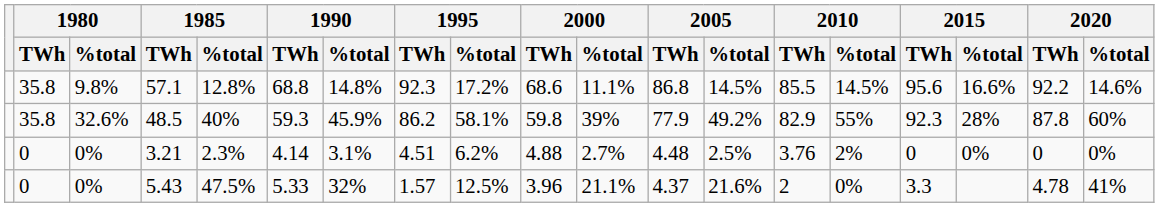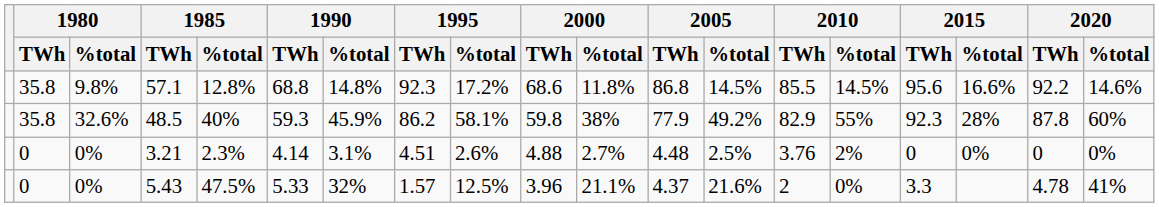(608, 86) 11.1% -> (608, 86) 11.8%
(601, 119) 39% -> (601, 119) 38%
(477, 152) 6.2% -> (477, 152) 2.6%
